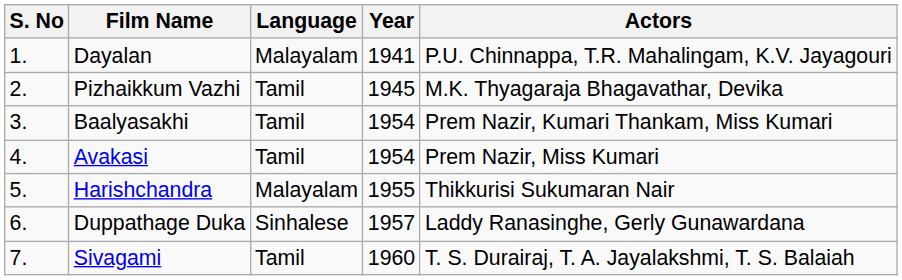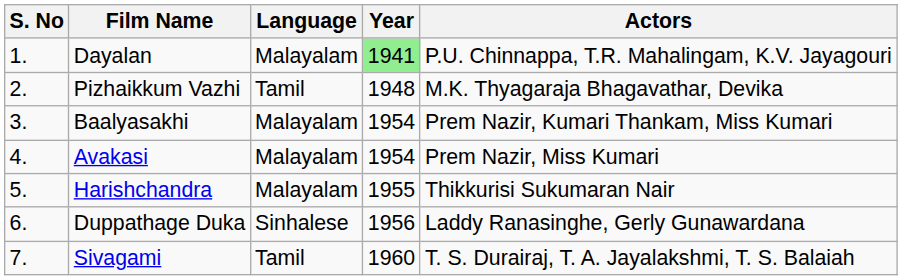(391, 55) no background -> (391, 55) lightgreen background
(391, 88) 1945 -> (391, 88) 1948
(280, 122) Tamil -> (307, 122) Malayalam
(280, 156) Tamil -> (307, 156) Malayalam
(391, 223) 1957 -> (391, 223) 1956
